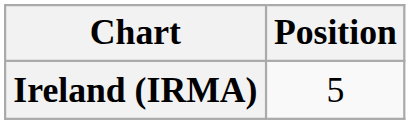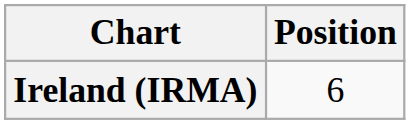(335, 89) 5 -> (335, 89) 6
